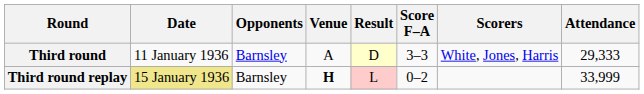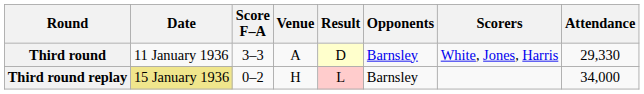columns swapped: (269, 24) <-> (417, 24)
(600, 54) 29,333 -> (600, 54) 29,330
(329, 77) bold -> (295, 77) normal
(600, 77) 33,999 -> (600, 77) 34,000
